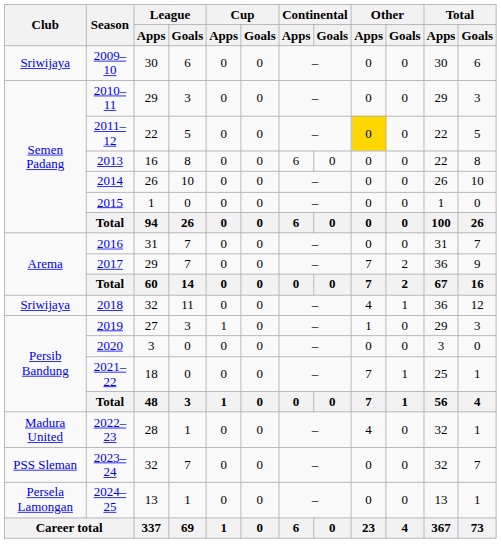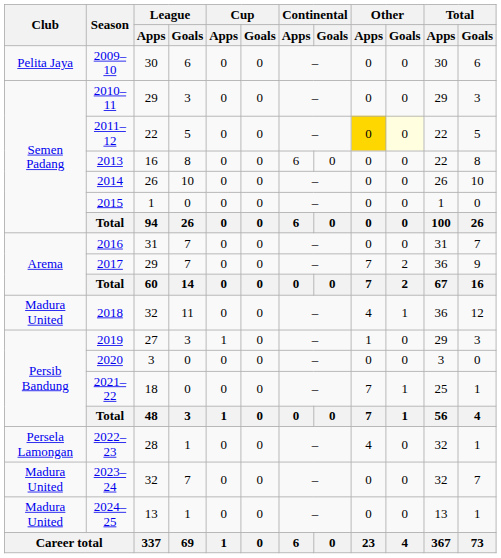(45, 63) Sriwijaya -> (45, 63) Pelita Jaya
(405, 133) no background -> (405, 133) lightyellow background
(45, 305) Sriwijaya -> (45, 312) Madura United
(45, 429) Madura United -> (45, 444) Persela Lamongan
(45, 464) PSS Sleman -> (45, 479) Madura United
(45, 500) Persela Lamongan -> (45, 514) Madura United
